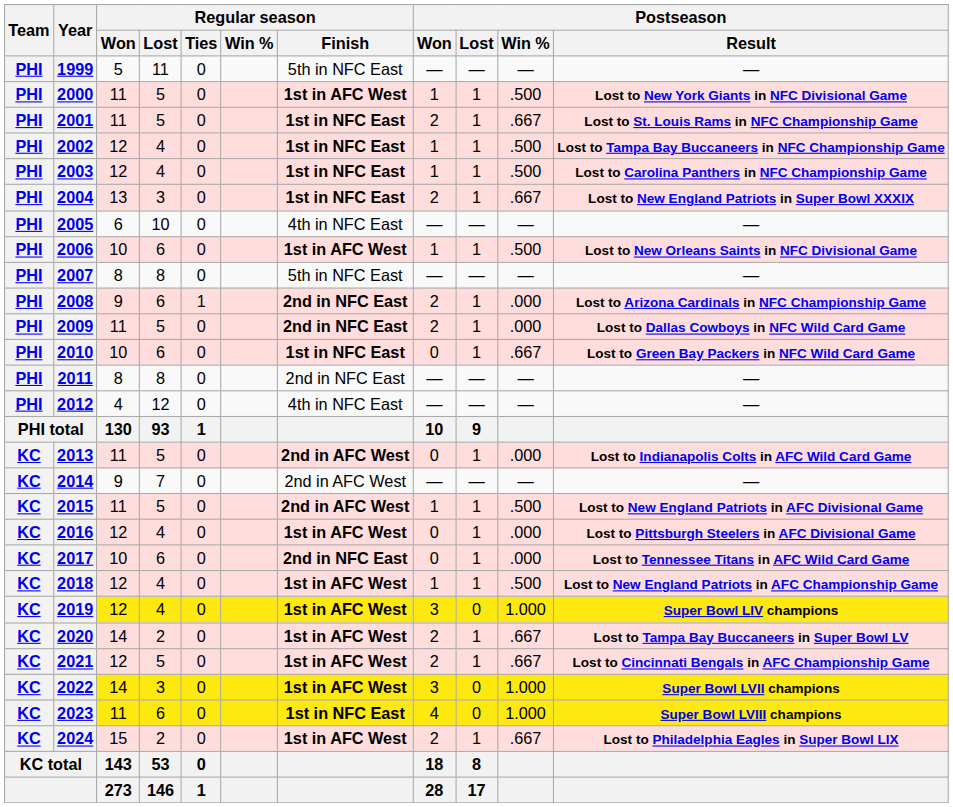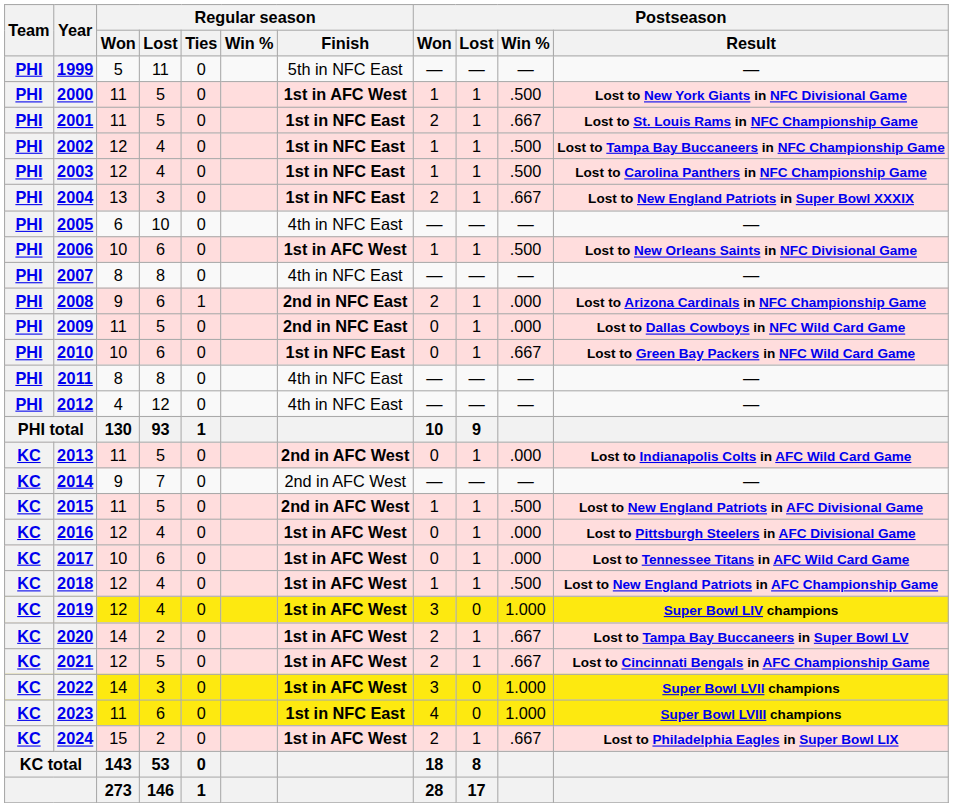(345, 275) 5th in NFC East -> (345, 275) 4th in NFC East
(434, 327) 2 -> (434, 327) 0
(345, 378) 2nd in NFC East -> (345, 378) 4th in NFC East
(345, 558) 2nd in NFC East -> (345, 558) 1st in AFC West
